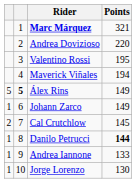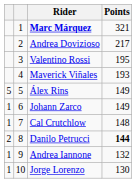(122, 44) 220 -> (122, 44) 217
(122, 75) 194 -> (122, 75) 193
(21, 91) bold -> (21, 91) normal
(9, 123) 2 -> (9, 123) 1
(122, 123) 145 -> (122, 123) 148
(9, 138) 1 -> (9, 138) 2
(122, 154) 133 -> (122, 154) 132
